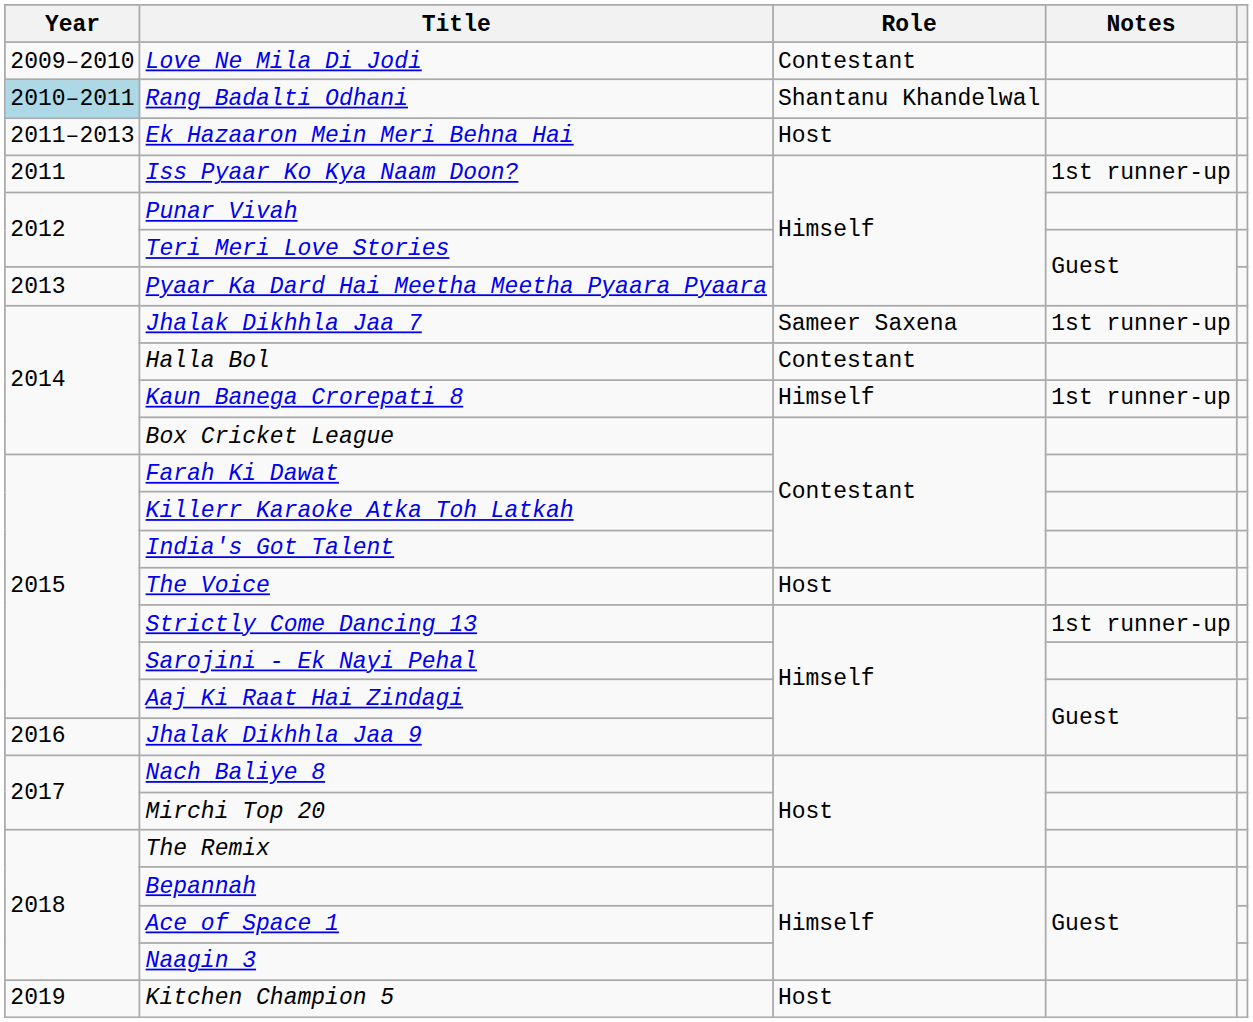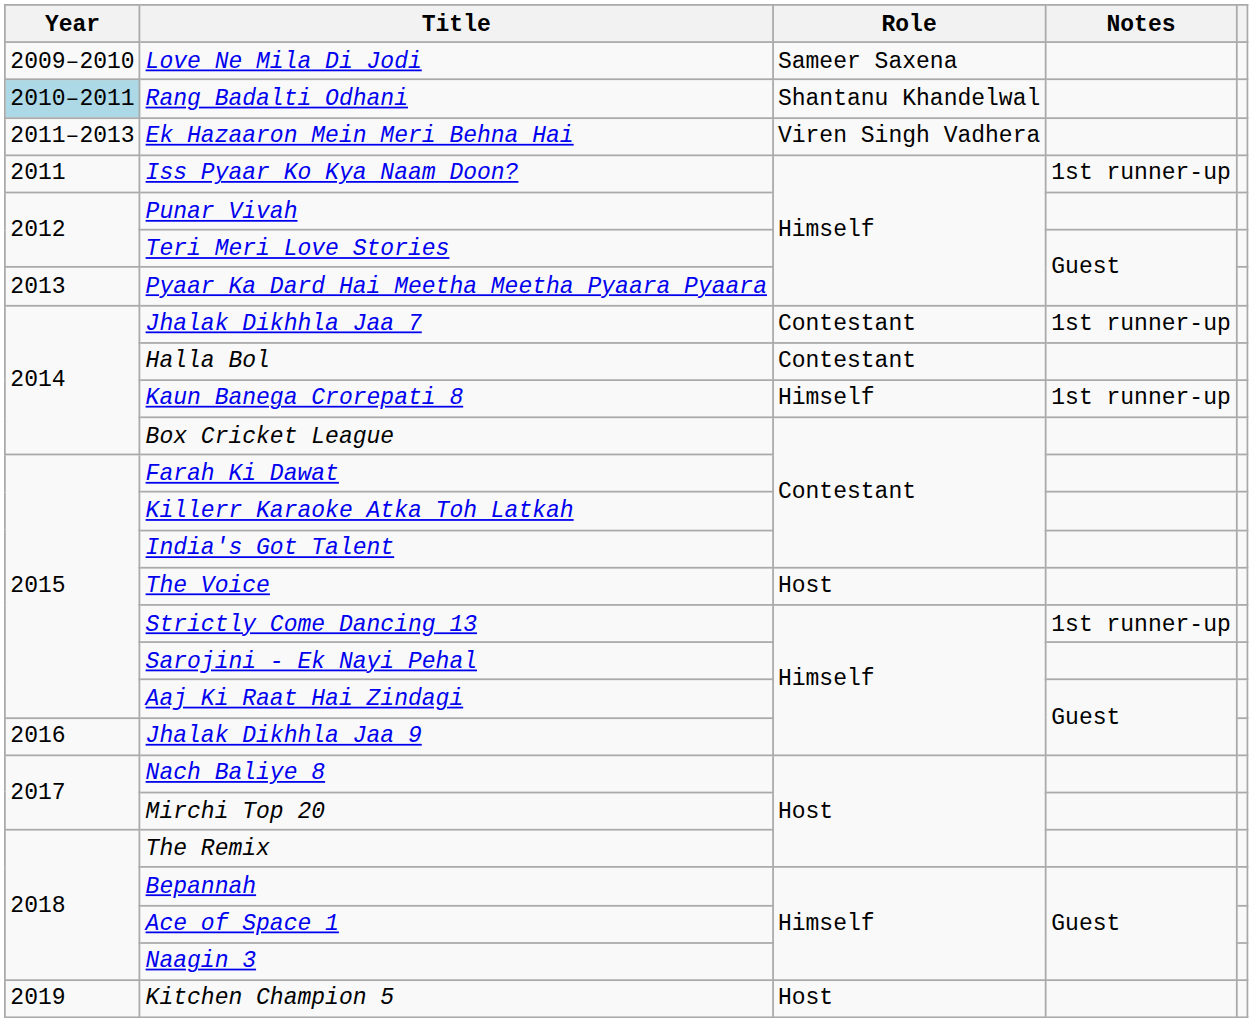(847, 61) Contestant -> (868, 61) Sameer Saxena
(806, 136) Host -> (909, 136) Viren Singh Vadhera
(868, 324) Sameer Saxena -> (847, 324) Contestant
